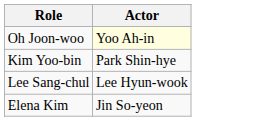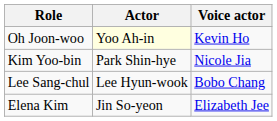+ column: (232, 15)
